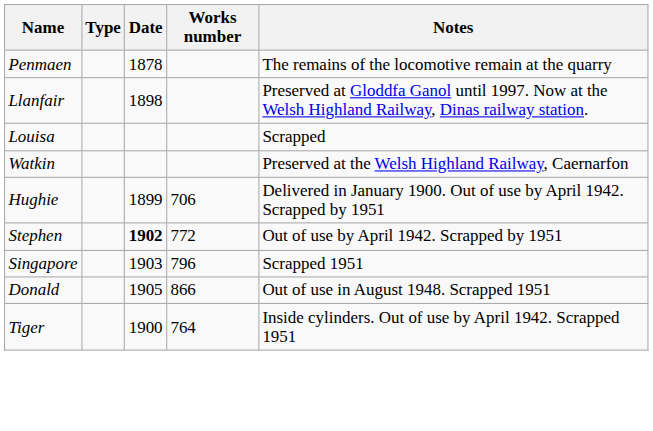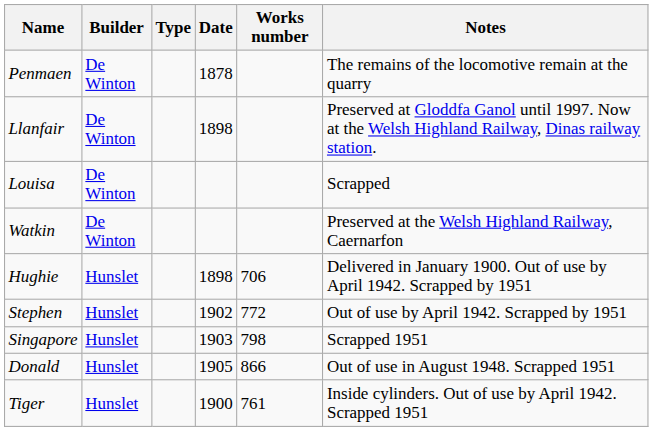+ column: (117, 27)
(146, 200) 1899 -> (216, 276) 1898
(146, 236) bold -> (216, 312) normal
(183, 263) 796 -> (253, 339) 798
(183, 326) 764 -> (253, 403) 761
